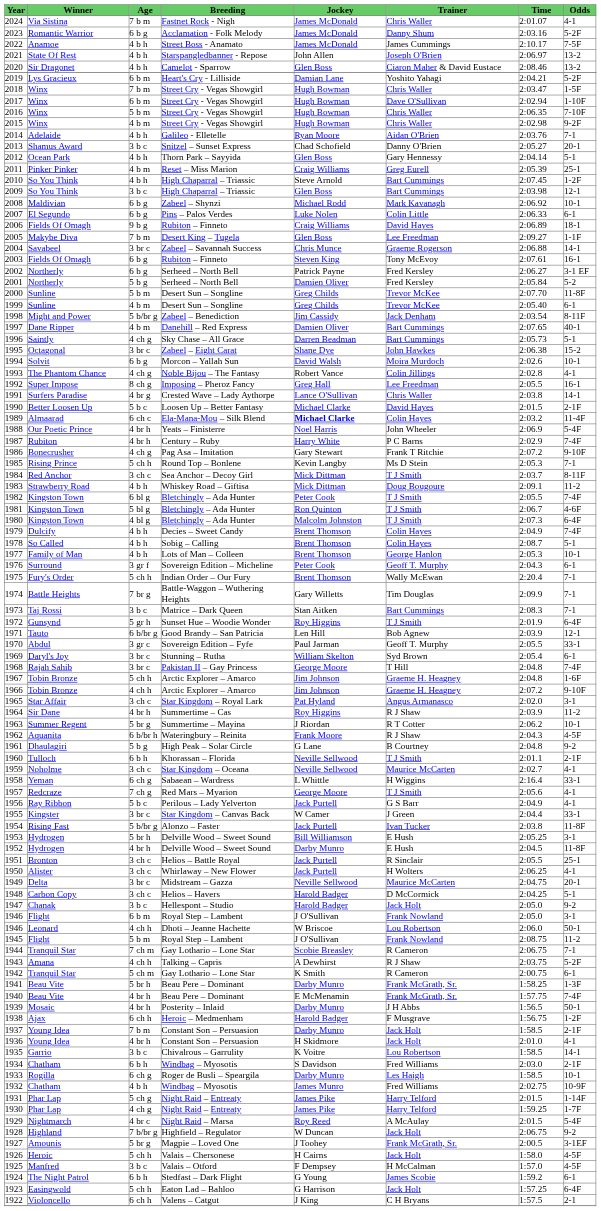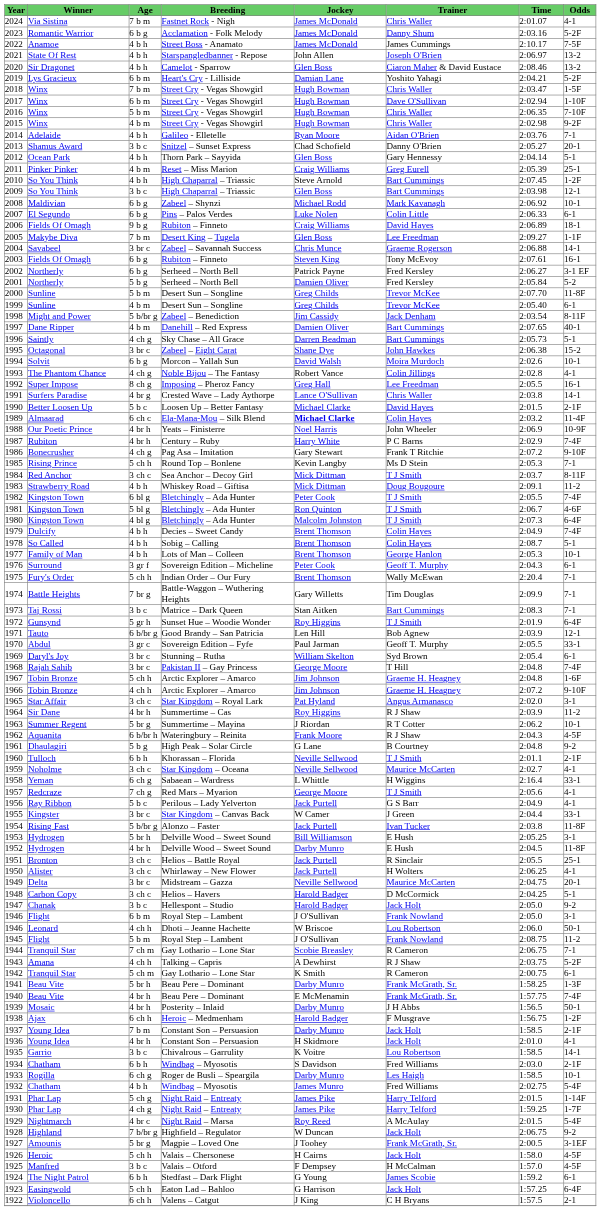(573, 429) 5-4F -> (575, 429) 10-9F
(575, 1086) 10-9F -> (573, 1086) 5-4F
